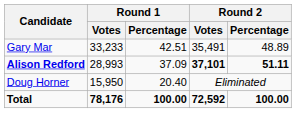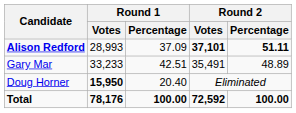rows swapped: (46, 64) <-> (30, 47)
(106, 82) normal -> (106, 82) bold
